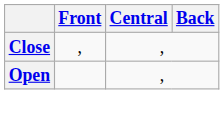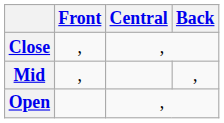+ row: (29, 74)
